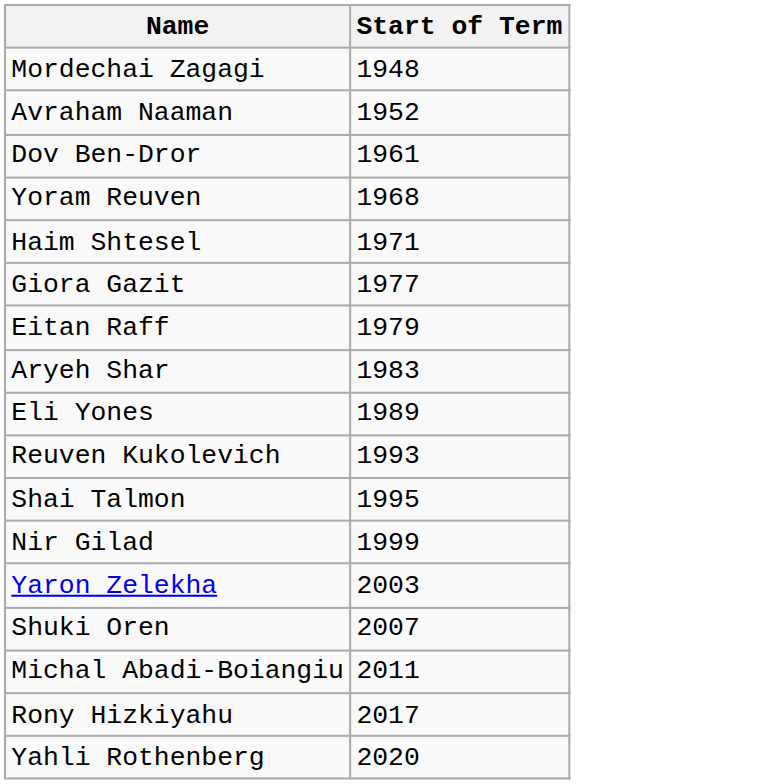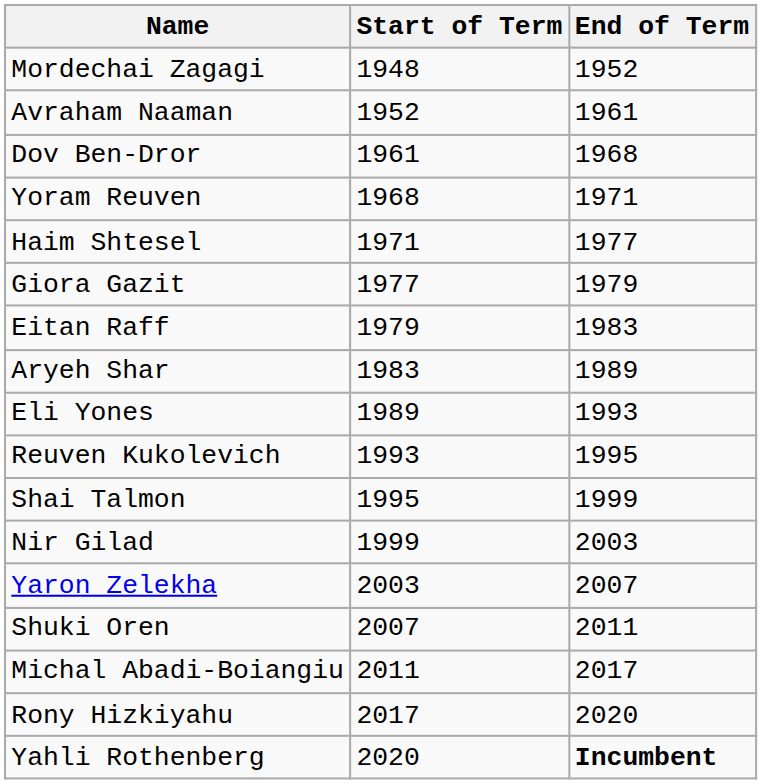+ column: (662, 27)
